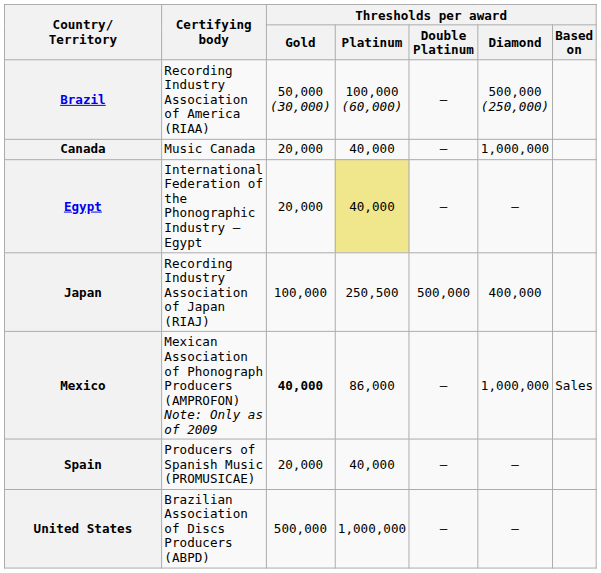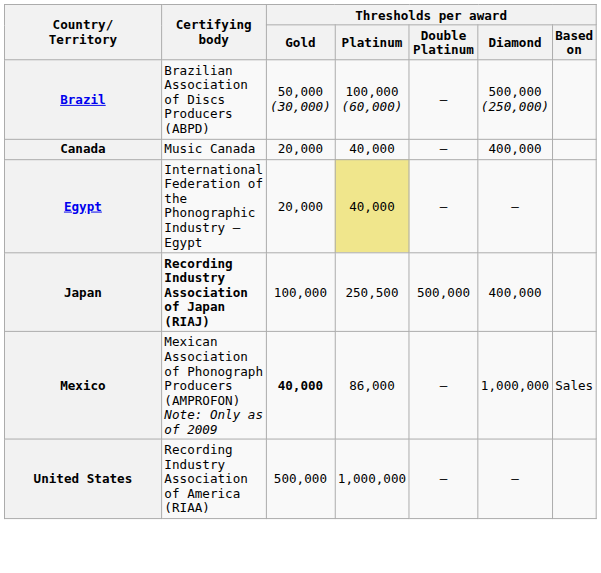(206, 100) Recording Industry Association of America (RIAA) -> (206, 100) Brazilian Association of Discs Producers (ABPD)
(515, 149) 1,000,000 -> (515, 149) 400,000
(206, 292) normal -> (206, 292) bold
- row: (83, 464)
(206, 528) Brazilian Association of Discs Producers (ABPD) -> (206, 479) Recording Industry Association of America (RIAA)
